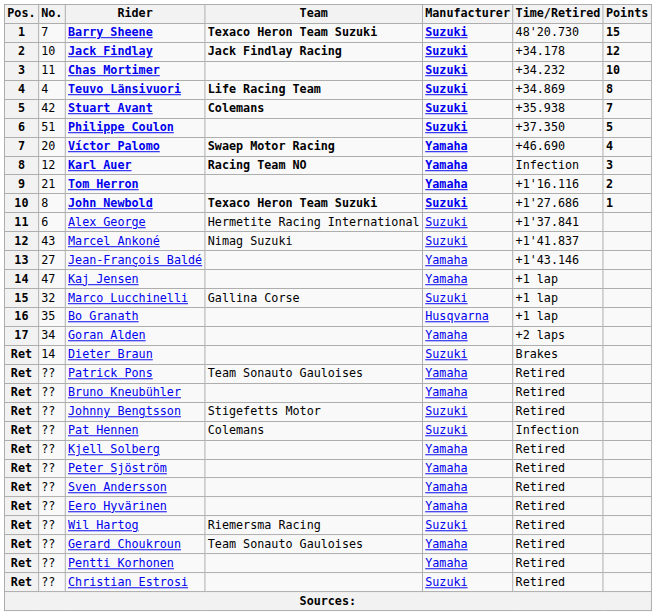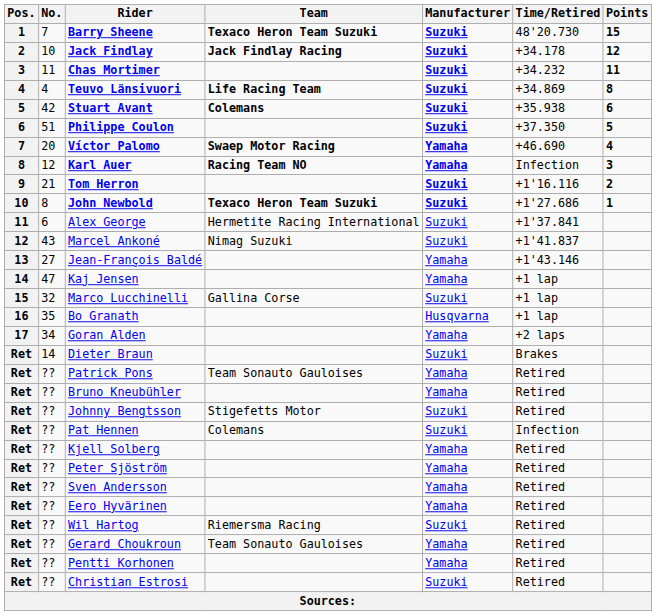(613, 71) 10 -> (613, 71) 11
(610, 109) 7 -> (610, 109) 6
(446, 185) Yamaha -> (446, 185) Suzuki
